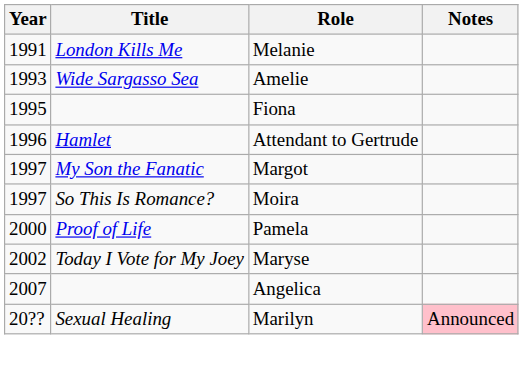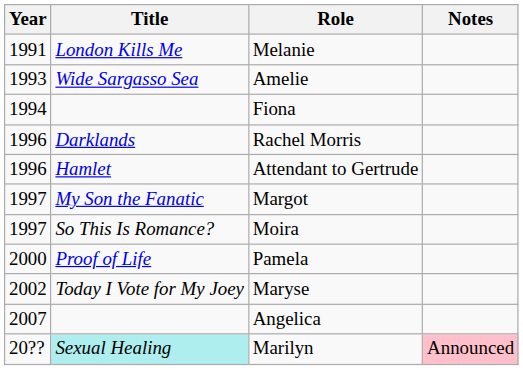(28, 109) 1995 -> (28, 109) 1994
+ row: (307, 139)
(113, 318) no background -> (113, 348) paleturquoise background
